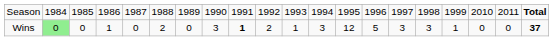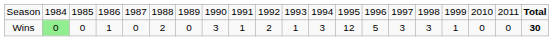(242, 28) bold -> (242, 28) normal
(535, 28) 37 -> (535, 28) 30
